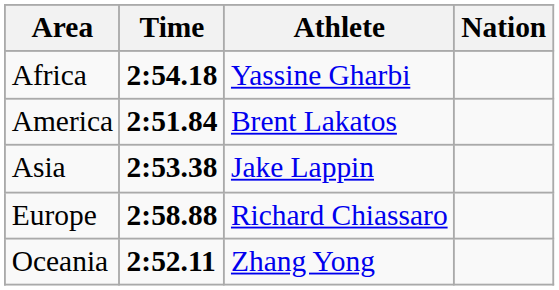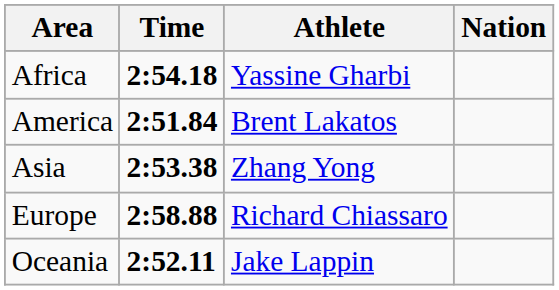(302, 167) Jake Lappin -> (303, 167) Zhang Yong
(303, 261) Zhang Yong -> (302, 261) Jake Lappin
